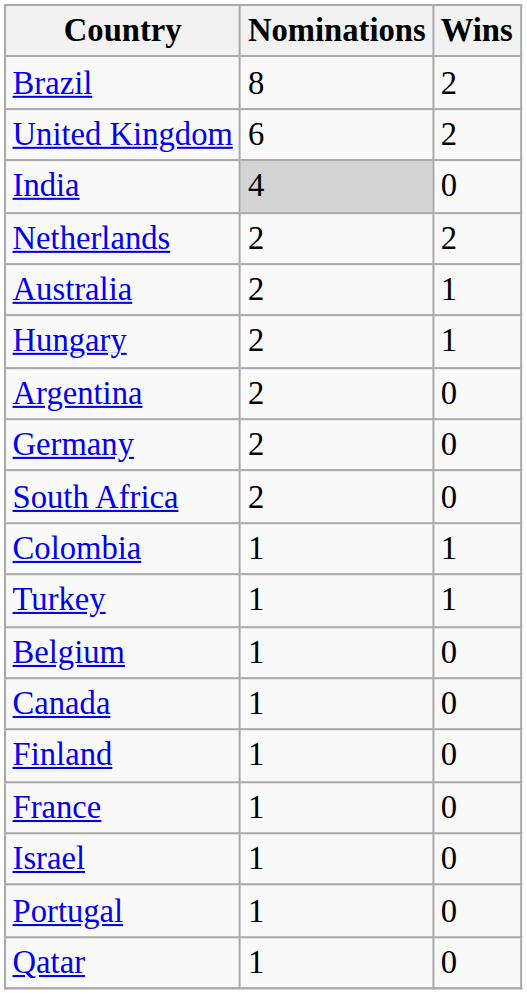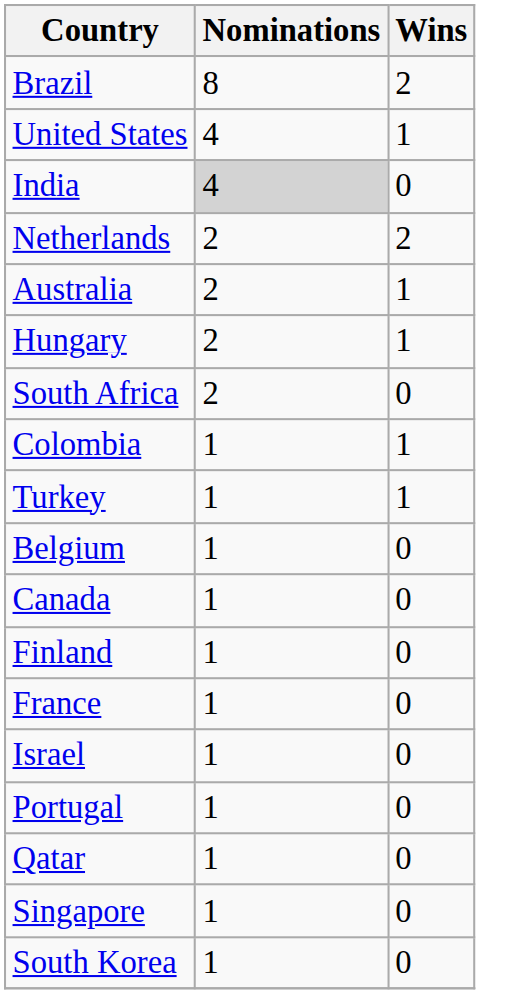- row: (123, 133)
+ row: (100, 133)
- row: (78, 392)
- row: (73, 444)
+ row: (79, 910)
+ row: (95, 962)
